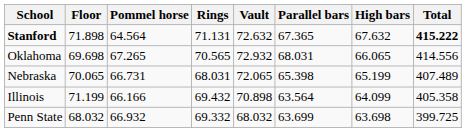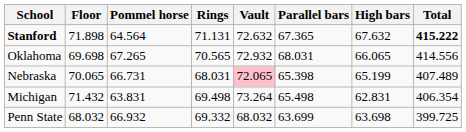(254, 76) no background -> (254, 76) pink background
+ row: (32, 96)
- row: (26, 96)
